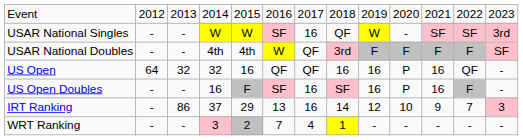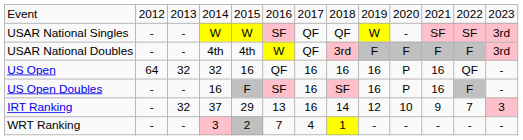(311, 33) 16 -> (311, 33) QF
(501, 51) SF -> (501, 51) 3rd
(311, 70) QF -> (311, 70) 16
(184, 107) 86 -> (184, 107) 32
